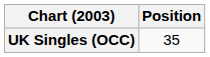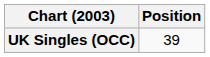(172, 40) 35 -> (172, 40) 39
